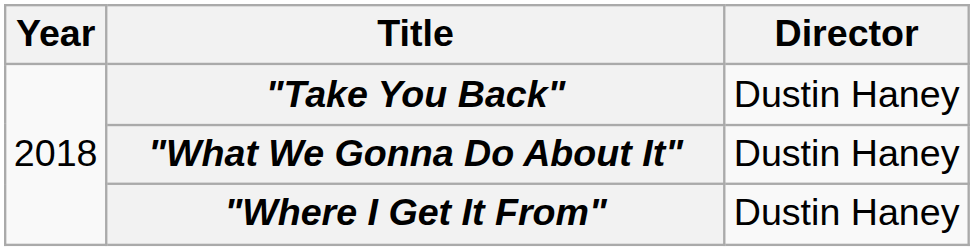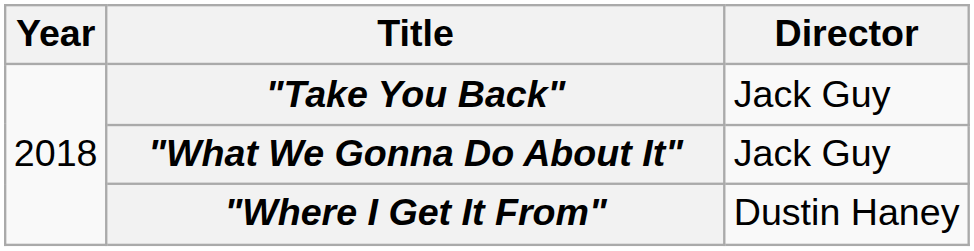(847, 93) Dustin Haney -> (812, 93) Jack Guy
(847, 153) Dustin Haney -> (812, 153) Jack Guy
